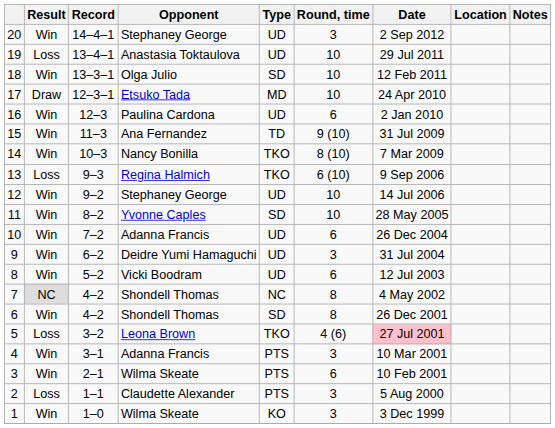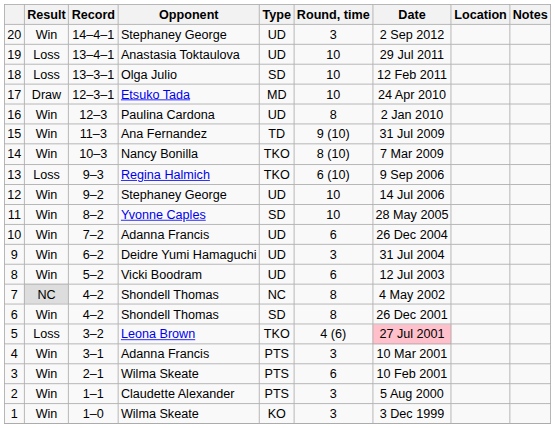(46, 75) Win -> (46, 75) Loss
(333, 114) 6 -> (333, 114) 8
(46, 394) Loss -> (46, 394) Win
